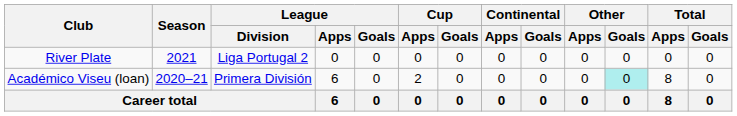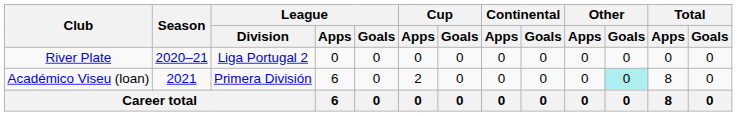(182, 57) 2021 -> (182, 57) 2020–21
(182, 79) 2020–21 -> (182, 79) 2021
